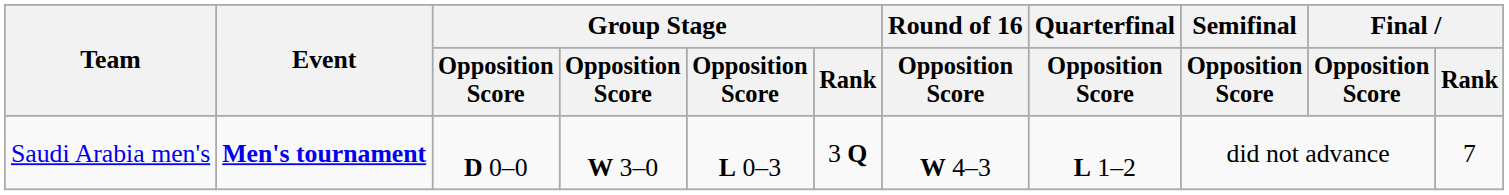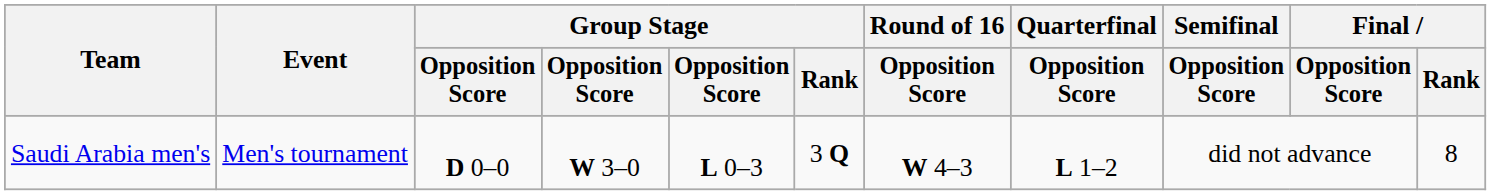(324, 152) bold -> (315, 152) normal
(1469, 152) 7 -> (1451, 152) 8
